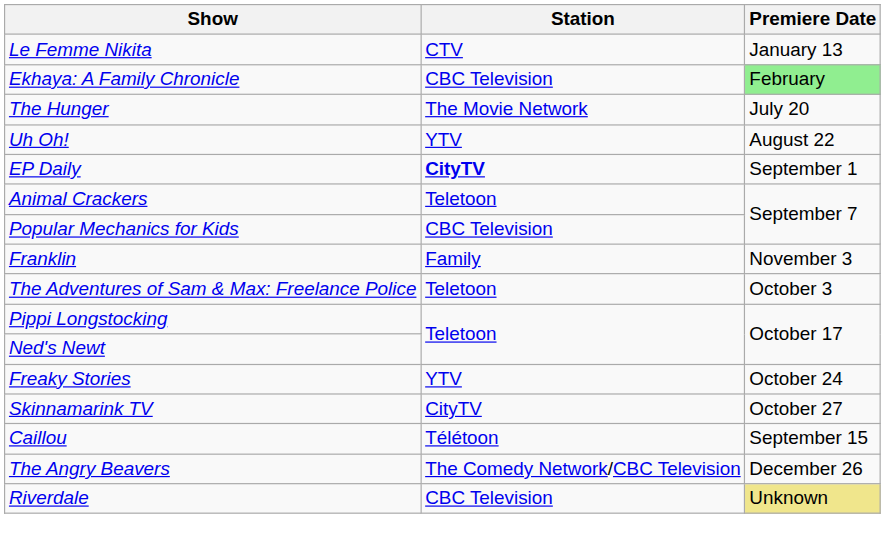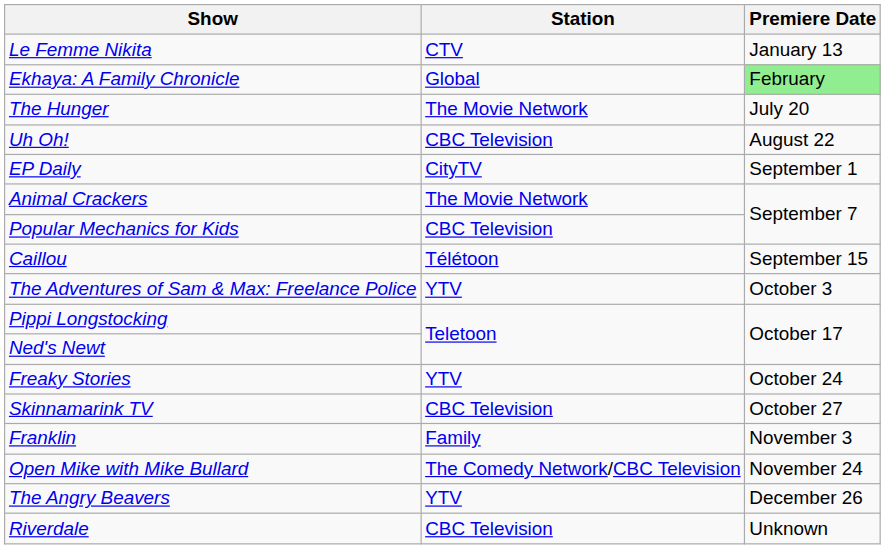(489, 79) CBC Television -> (452, 79) Global
(444, 139) YTV -> (489, 139) CBC Television
(455, 169) bold -> (453, 169) normal
(461, 199) Teletoon -> (506, 199) The Movie Network
rows swapped: (38, 438) <-> (43, 259)
(461, 288) Teletoon -> (444, 288) YTV
(453, 408) CityTV -> (489, 408) CBC Television
+ row: (129, 468)
(583, 468) The Comedy Network/CBC Television -> (444, 498) YTV
(789, 498) khaki background -> (789, 528) no background
